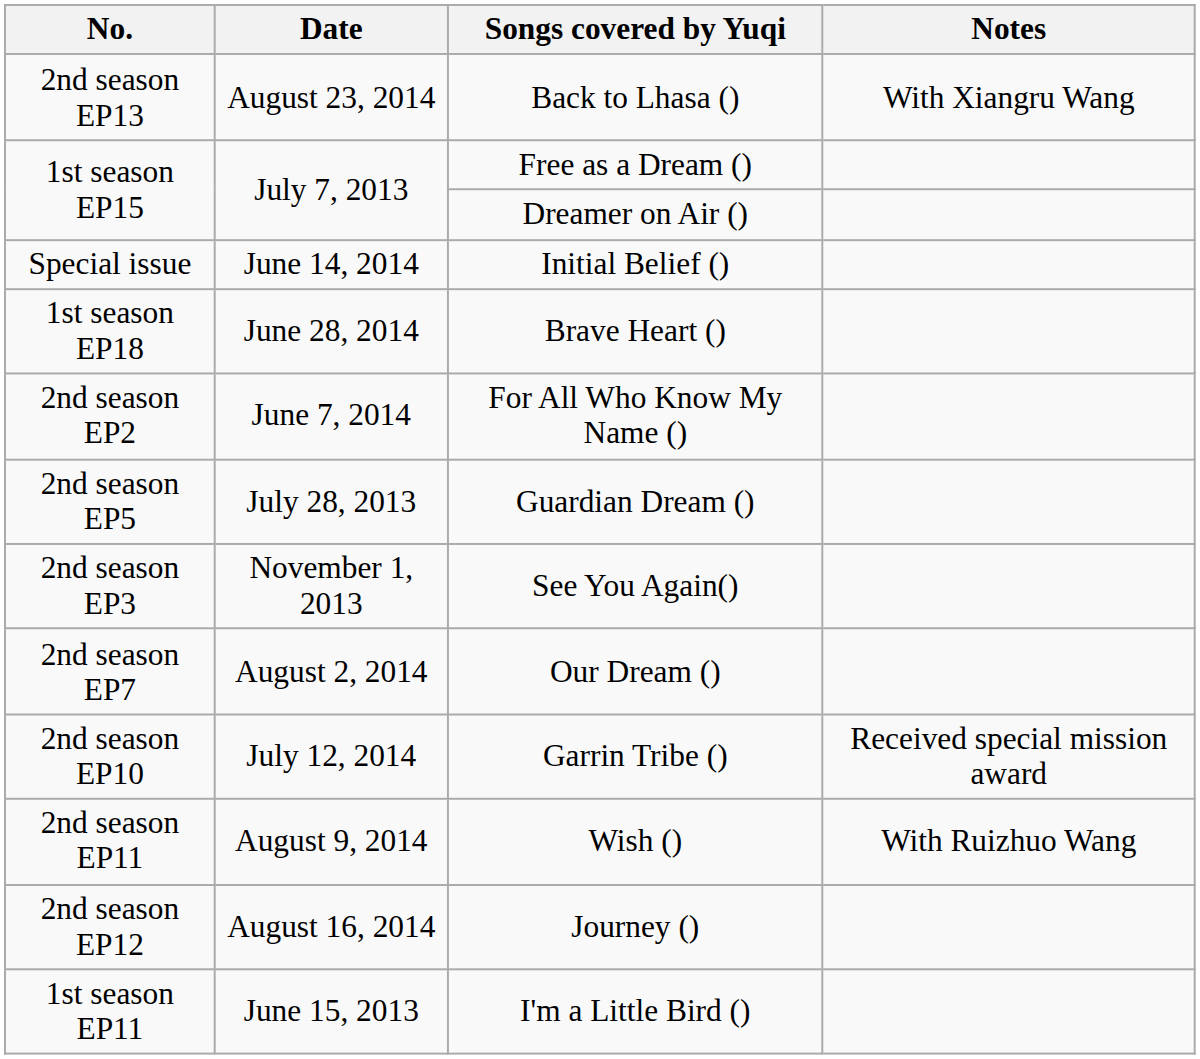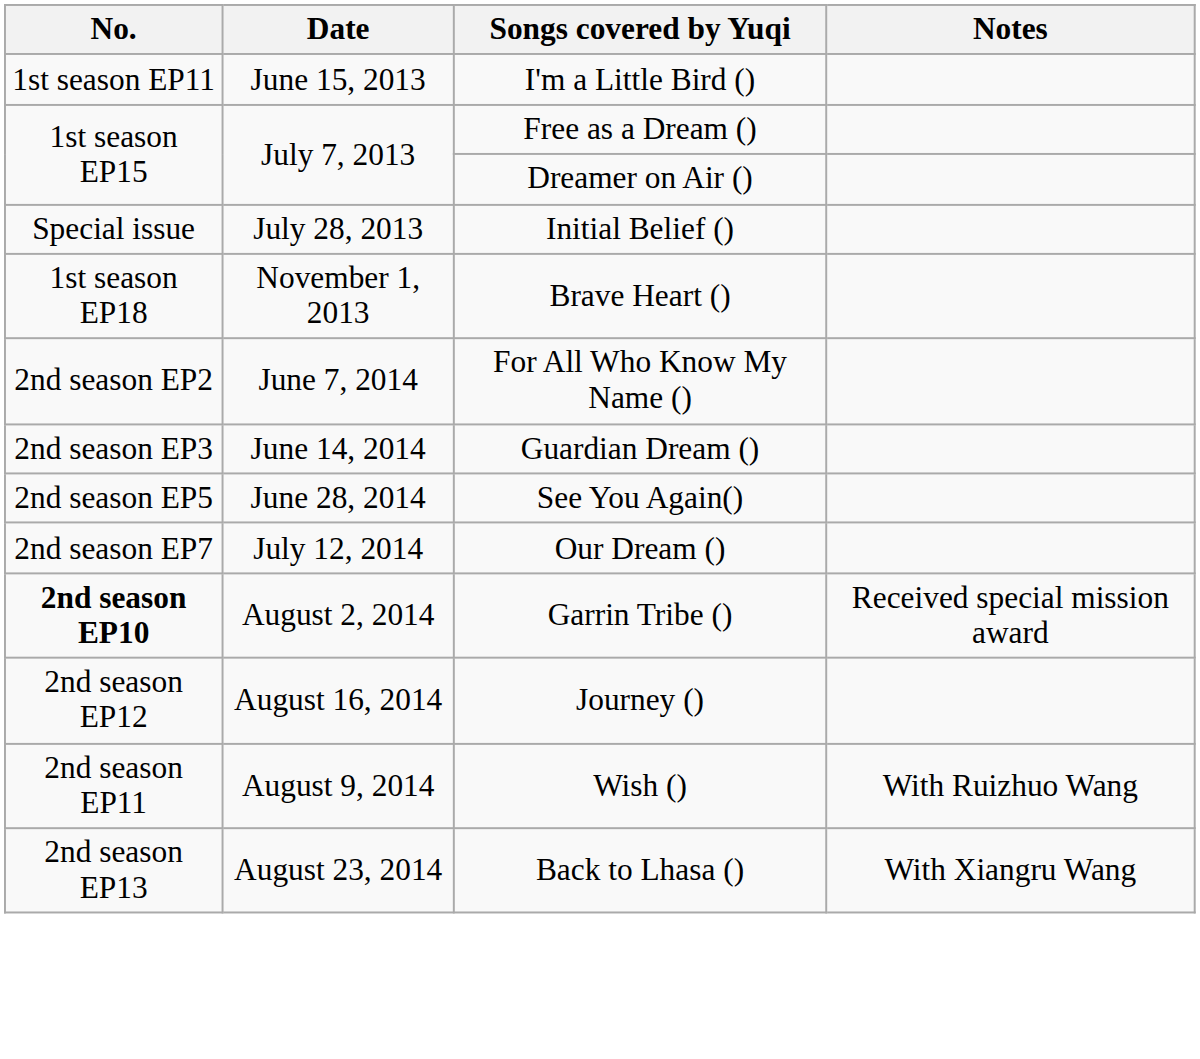rows swapped: (635, 1011) <-> (635, 96)
(331, 263) June 14, 2014 -> (338, 228) July 28, 2013
(331, 330) June 28, 2014 -> (338, 295) November 1, 2013
(110, 500) 2nd season EP5 -> (114, 448) 2nd season EP3
(331, 500) July 28, 2013 -> (338, 448) June 14, 2014
(110, 586) 2nd season EP3 -> (114, 497) 2nd season EP5
(331, 586) November 1, 2013 -> (338, 497) June 28, 2014
(331, 671) August 2, 2014 -> (338, 547) July 12, 2014
(110, 756) normal -> (114, 614) bold
(331, 756) July 12, 2014 -> (338, 614) August 2, 2014
rows swapped: (635, 841) <-> (635, 926)
